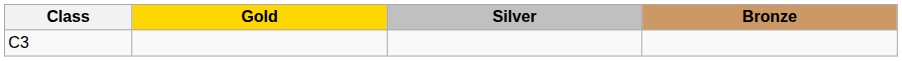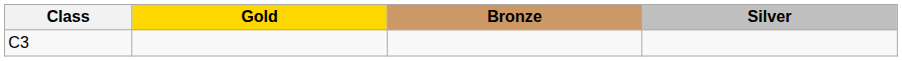columns swapped: (515, 17) <-> (770, 17)
